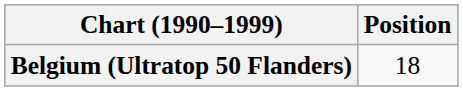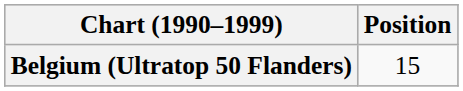(408, 65) 18 -> (408, 65) 15
